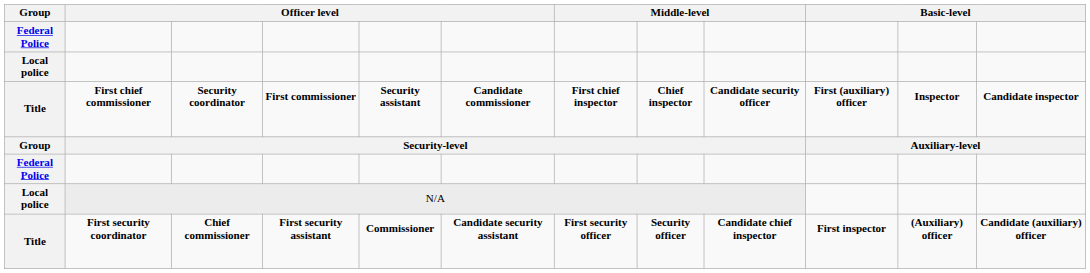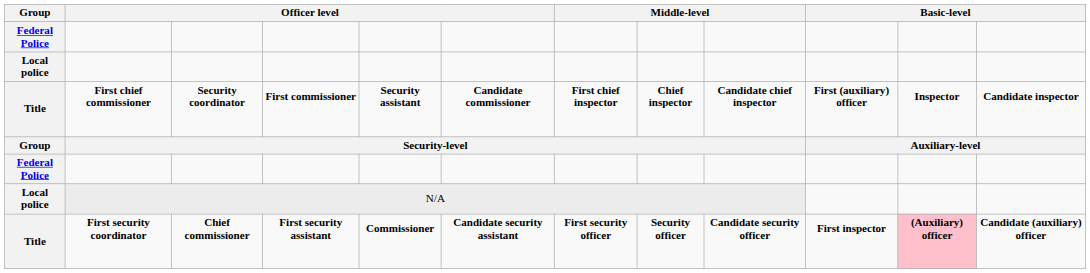(755, 96) Candidate security officer -> (755, 96) Candidate chief inspector
(755, 228) Candidate chief inspector -> (755, 228) Candidate security officer
(937, 228) no background -> (937, 228) pink background
